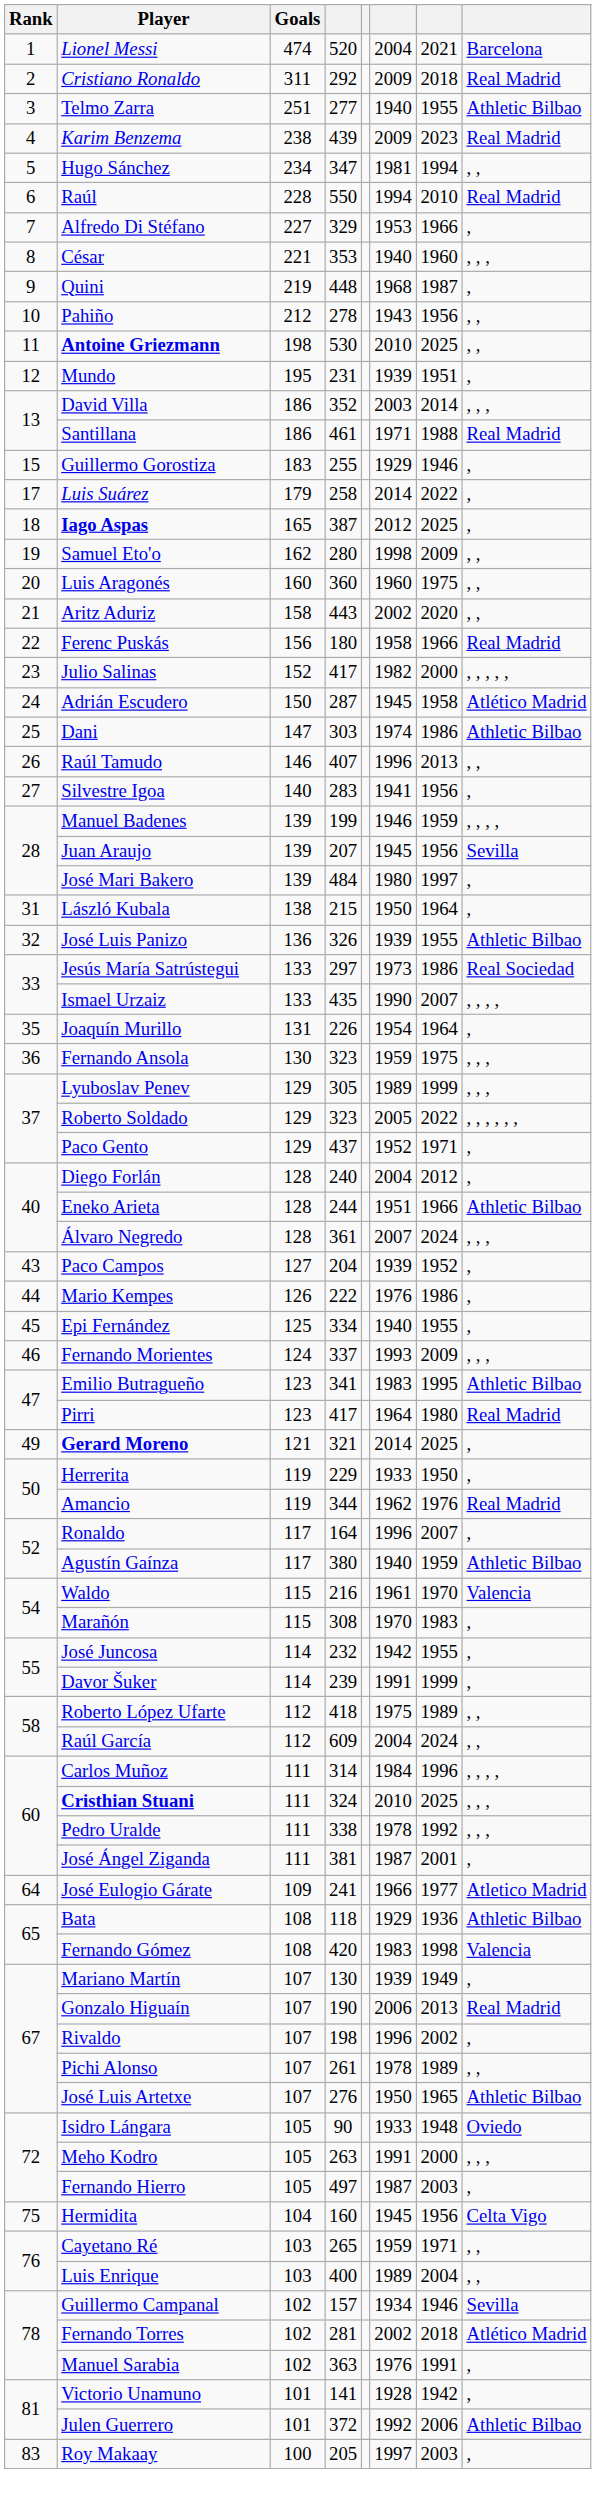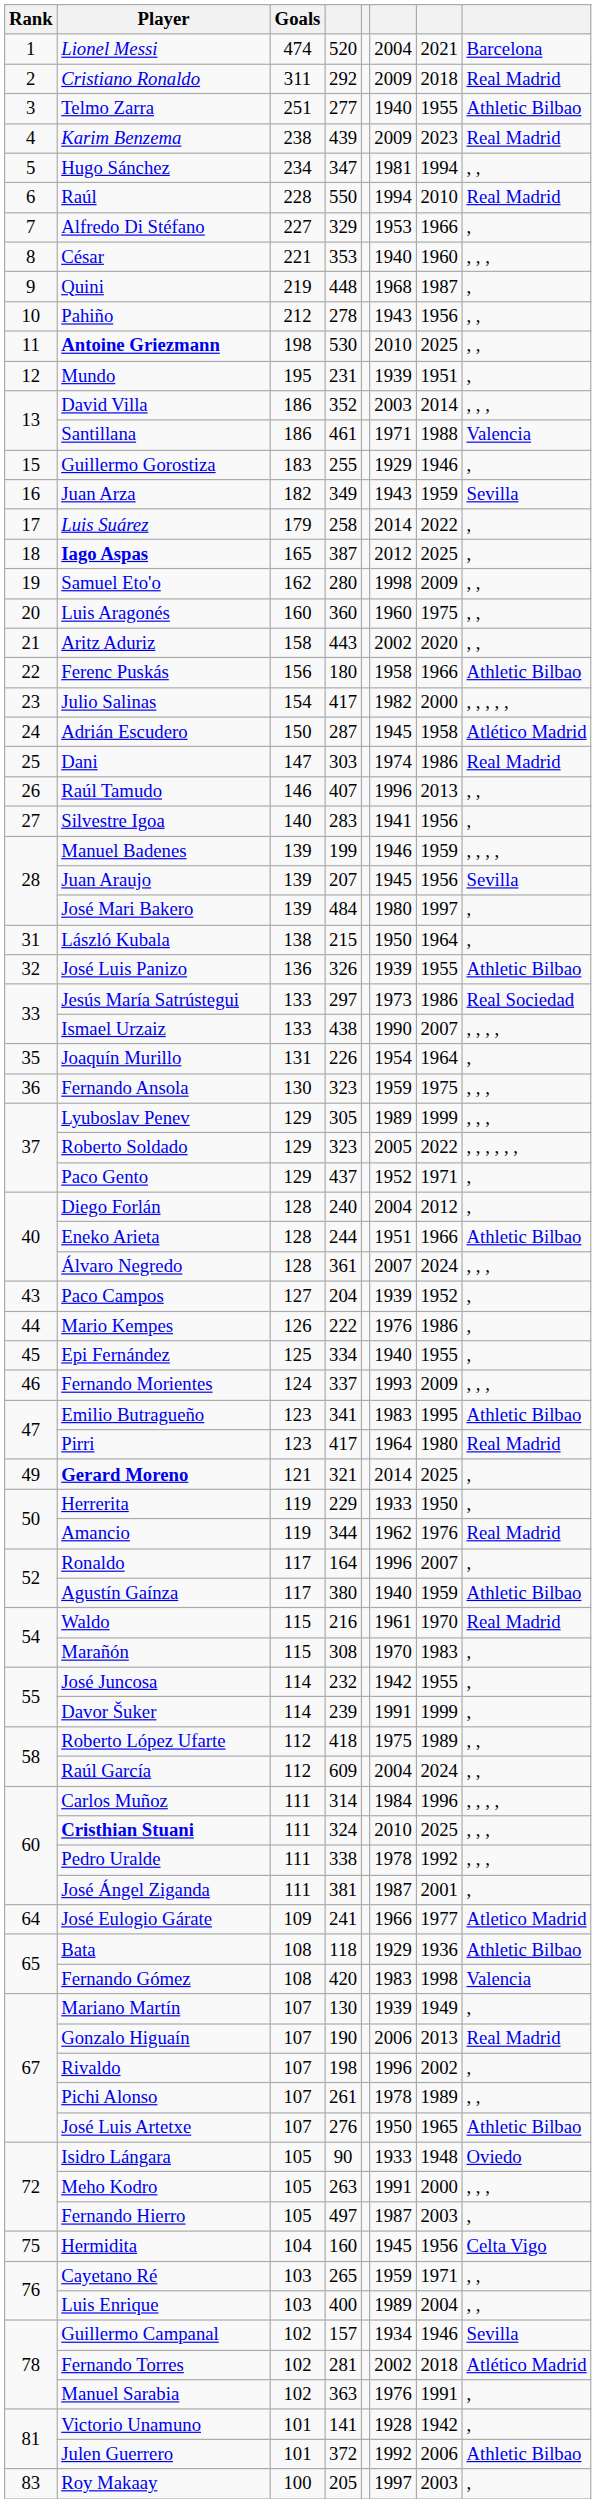(514, 434) Real Madrid -> (499, 434) Valencia
+ row: (98, 494)
(514, 642) Real Madrid -> (524, 672) Athletic Bilbao
(298, 672) 152 -> (298, 702) 154
(524, 731) Athletic Bilbao -> (514, 761) Real Madrid
(343, 999) 435 -> (343, 1028) 438
(499, 1592) Valencia -> (514, 1622) Real Madrid
